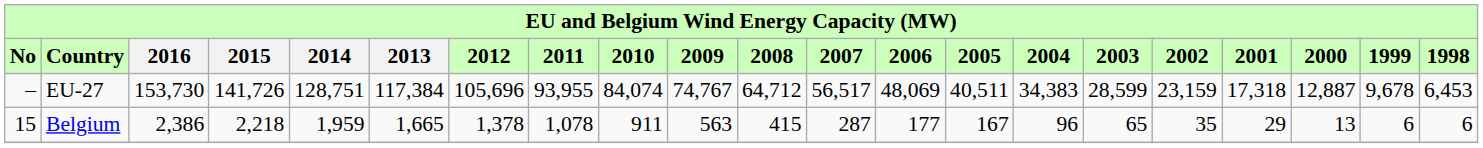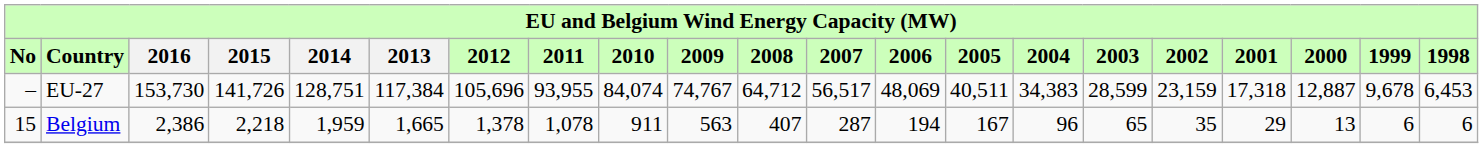(785, 124) 415 -> (785, 124) 407
(924, 124) 177 -> (924, 124) 194
